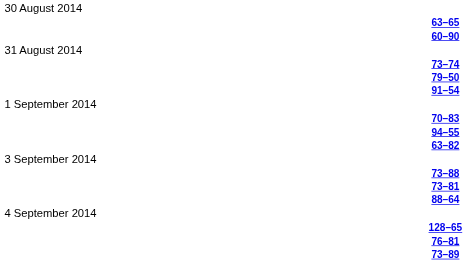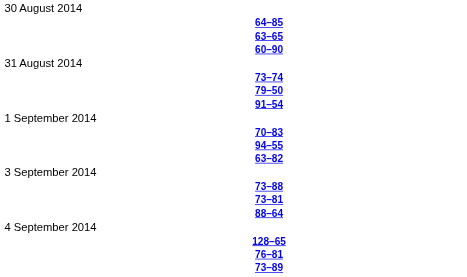+ row: (114, 23)
